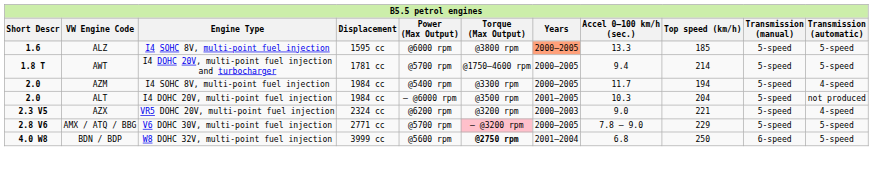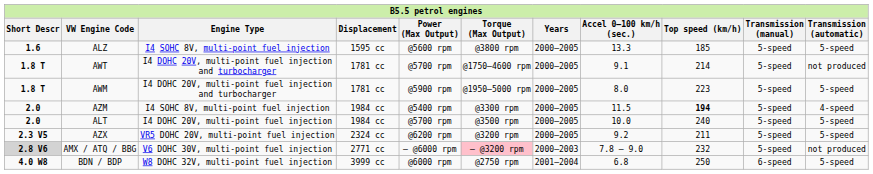(430, 48) @6000 rpm -> (430, 48) @5600 rpm
(557, 48) lightsalmon background -> (557, 48) no background
(621, 66) 9.4 -> (621, 66) 9.1
(837, 66) 5-speed -> (837, 66) not produced
+ row: (100, 89)
(621, 84) 11.7 -> (621, 108) 11.5
(703, 84) normal -> (703, 108) bold
(430, 98) – @6000 rpm -> (430, 121) @5700 rpm
(557, 98) 2001–2005 -> (557, 121) 2000–2005
(621, 98) 10.3 -> (621, 121) 10.0
(703, 98) 204 -> (703, 121) 240
(837, 98) not produced -> (837, 121) 5-speed
(557, 112) 2000–2003 -> (557, 135) 2000–2005
(621, 112) 9.0 -> (621, 135) 9.2
(703, 112) 221 -> (703, 135) 211
(837, 112) 4-speed -> (837, 135) 5-speed
(33, 125) no background -> (33, 148) lightgrey background
(430, 125) @5700 rpm -> (430, 148) – @6000 rpm
(557, 125) 2000–2005 -> (557, 148) 2000–2003
(703, 125) 229 -> (703, 148) 232
(837, 125) 5-speed -> (837, 148) not produced
(430, 139) @5600 rpm -> (430, 162) @6000 rpm
(497, 139) bold -> (497, 162) normal
